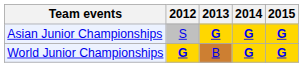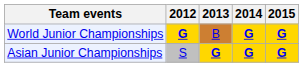rows swapped: (85, 34) <-> (85, 53)
